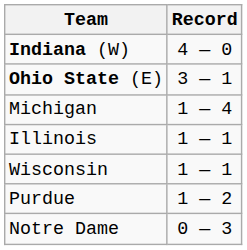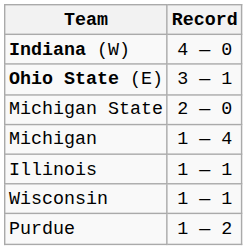+ row: (86, 109)
- row: (64, 229)
